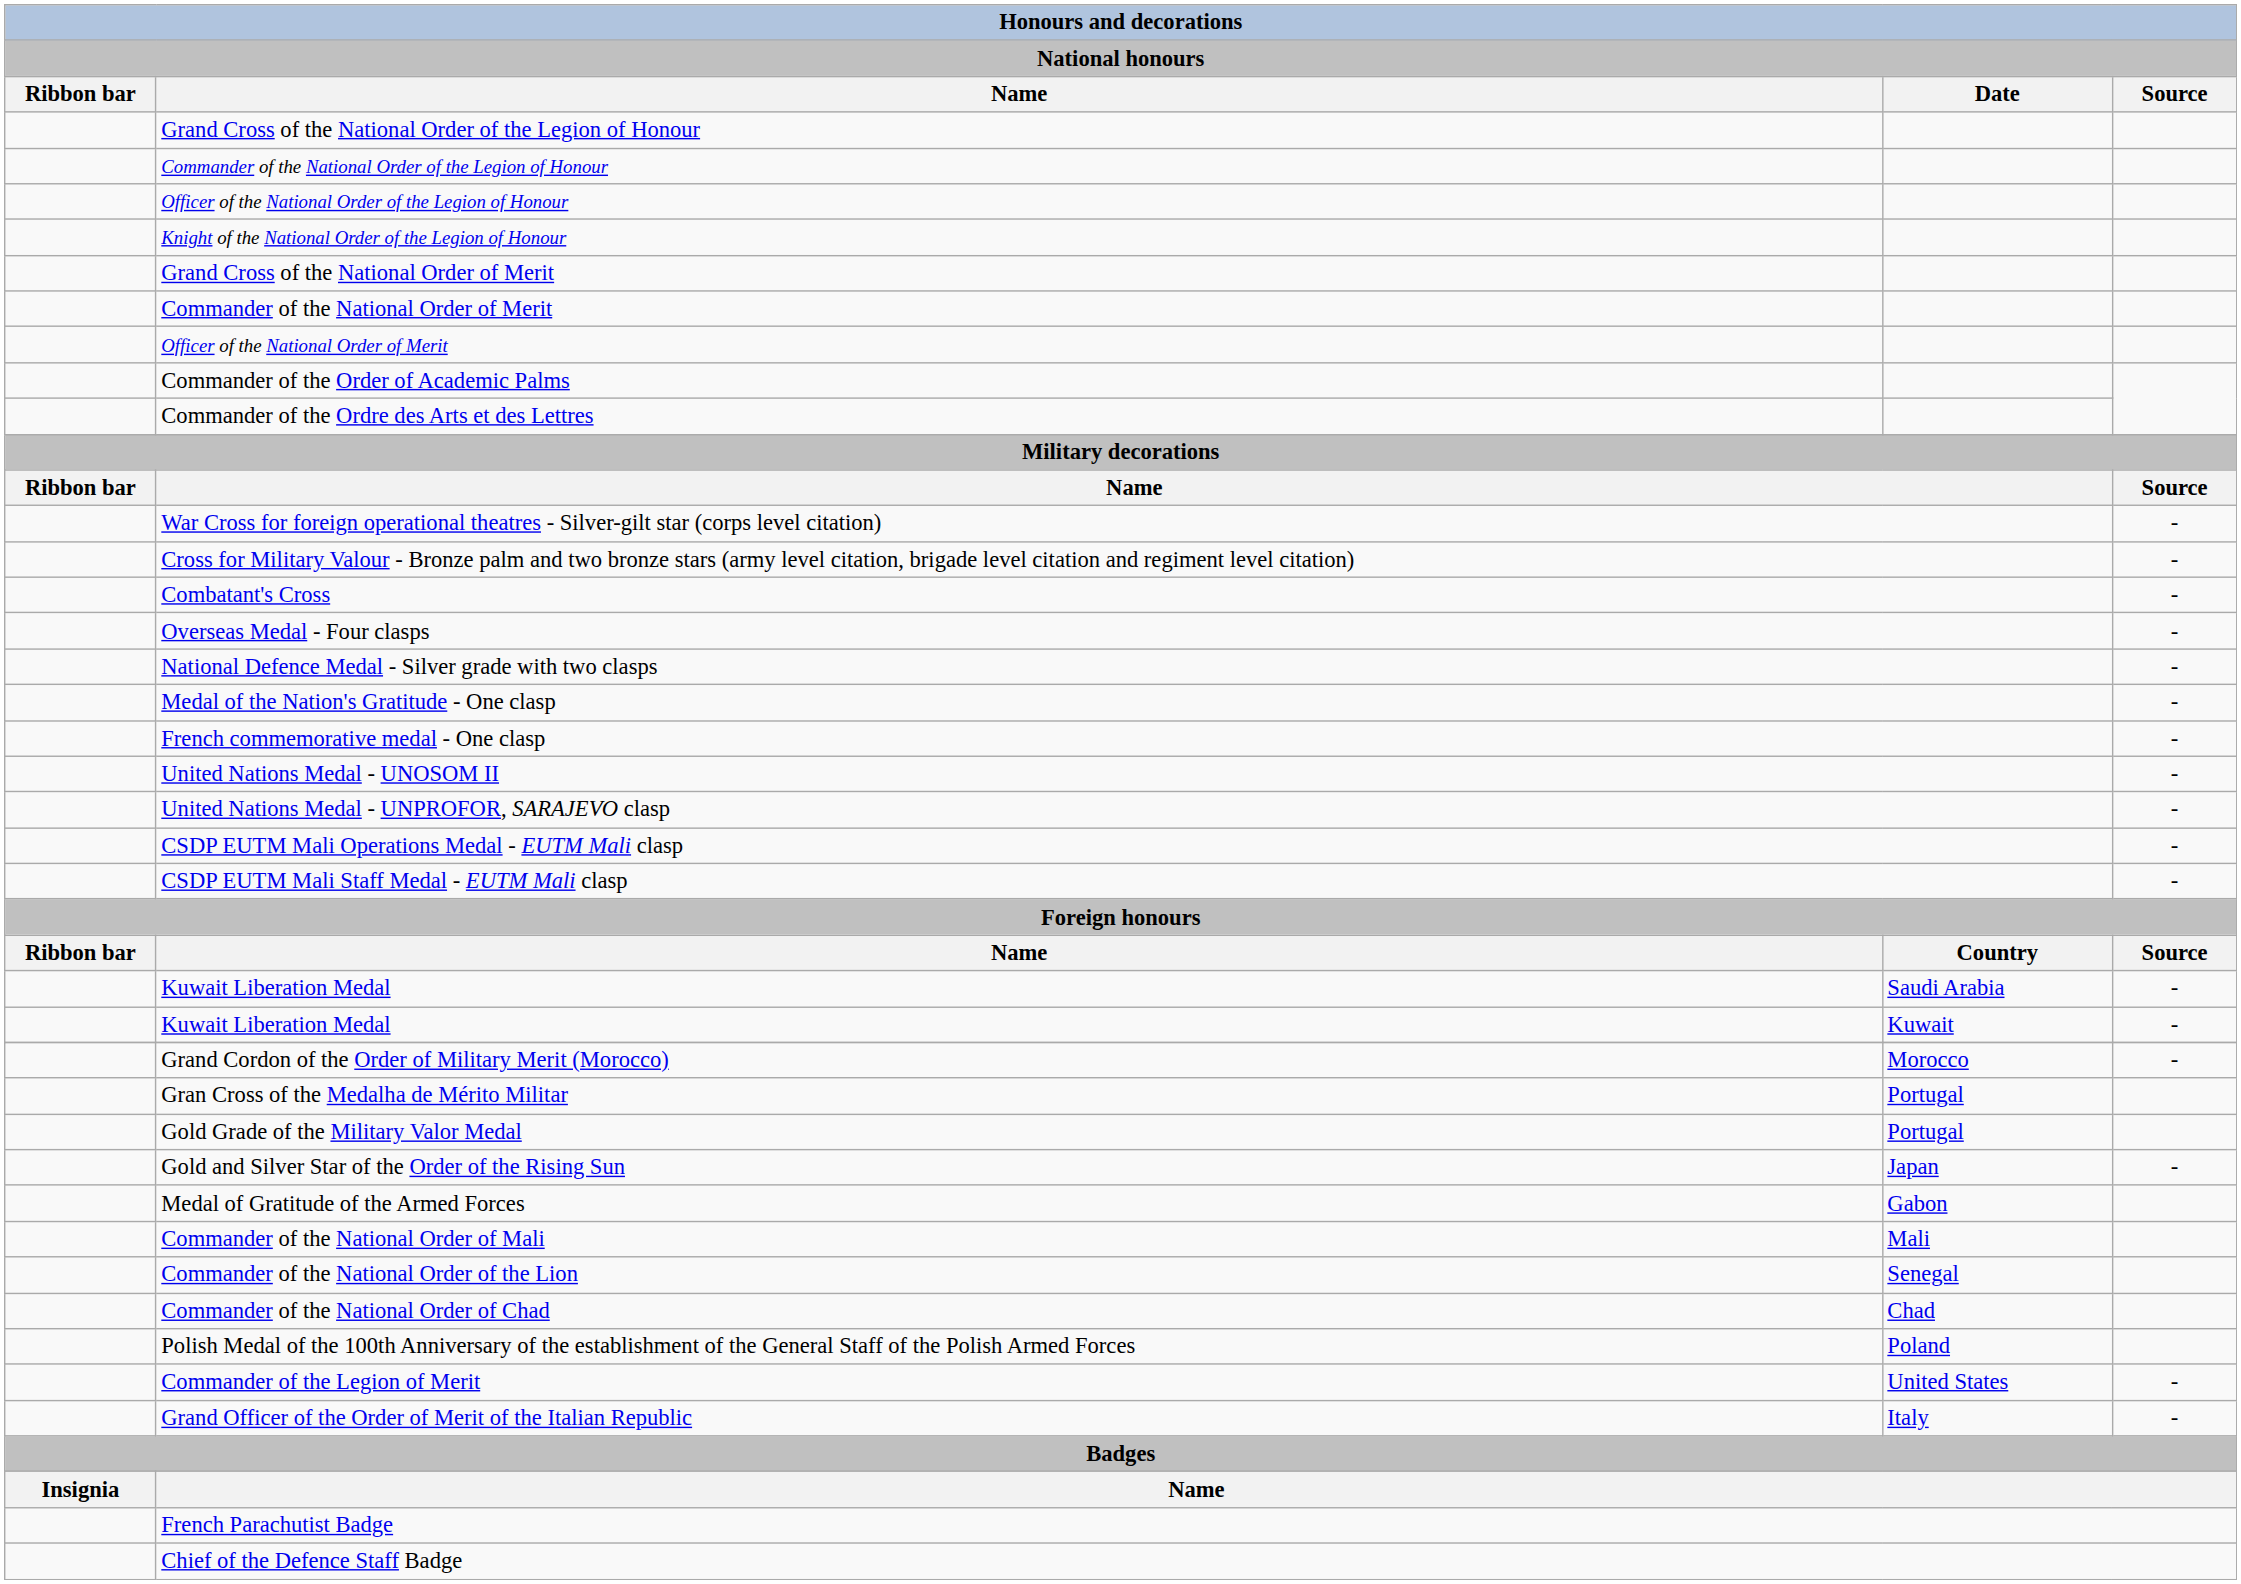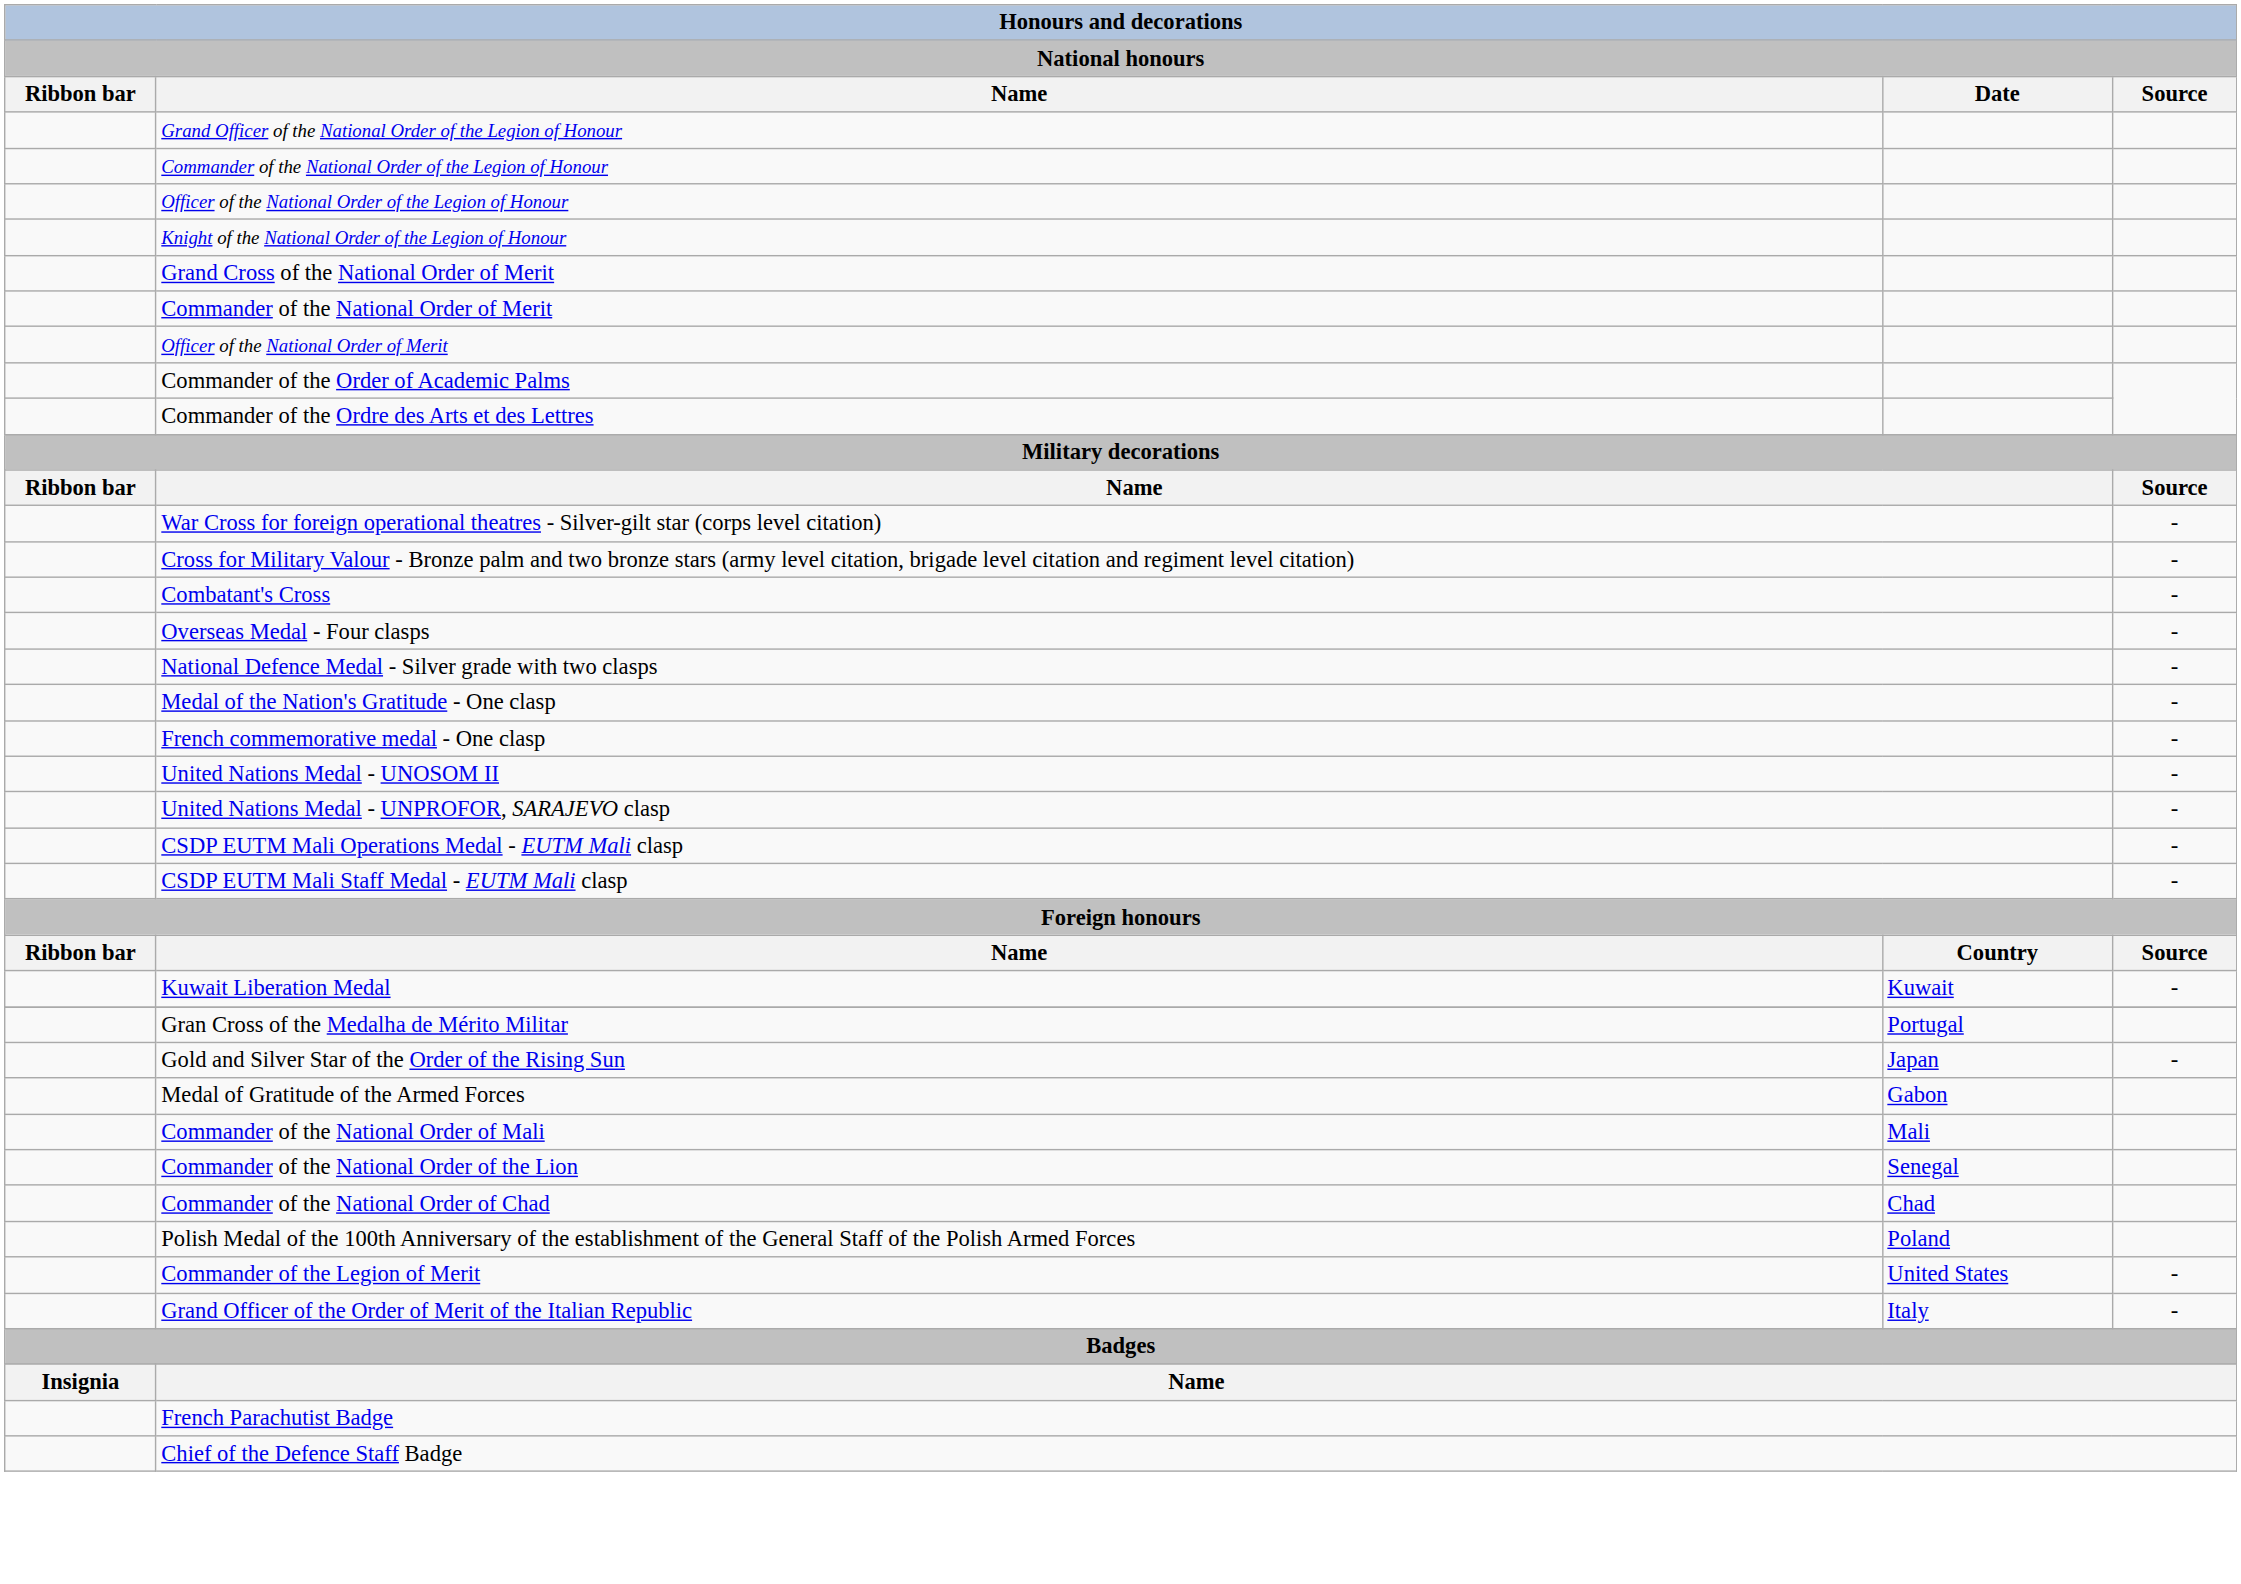- row: (431, 129)
+ row: (392, 131)
- row: (276, 988)
- row: (415, 1059)
- row: (342, 1131)
